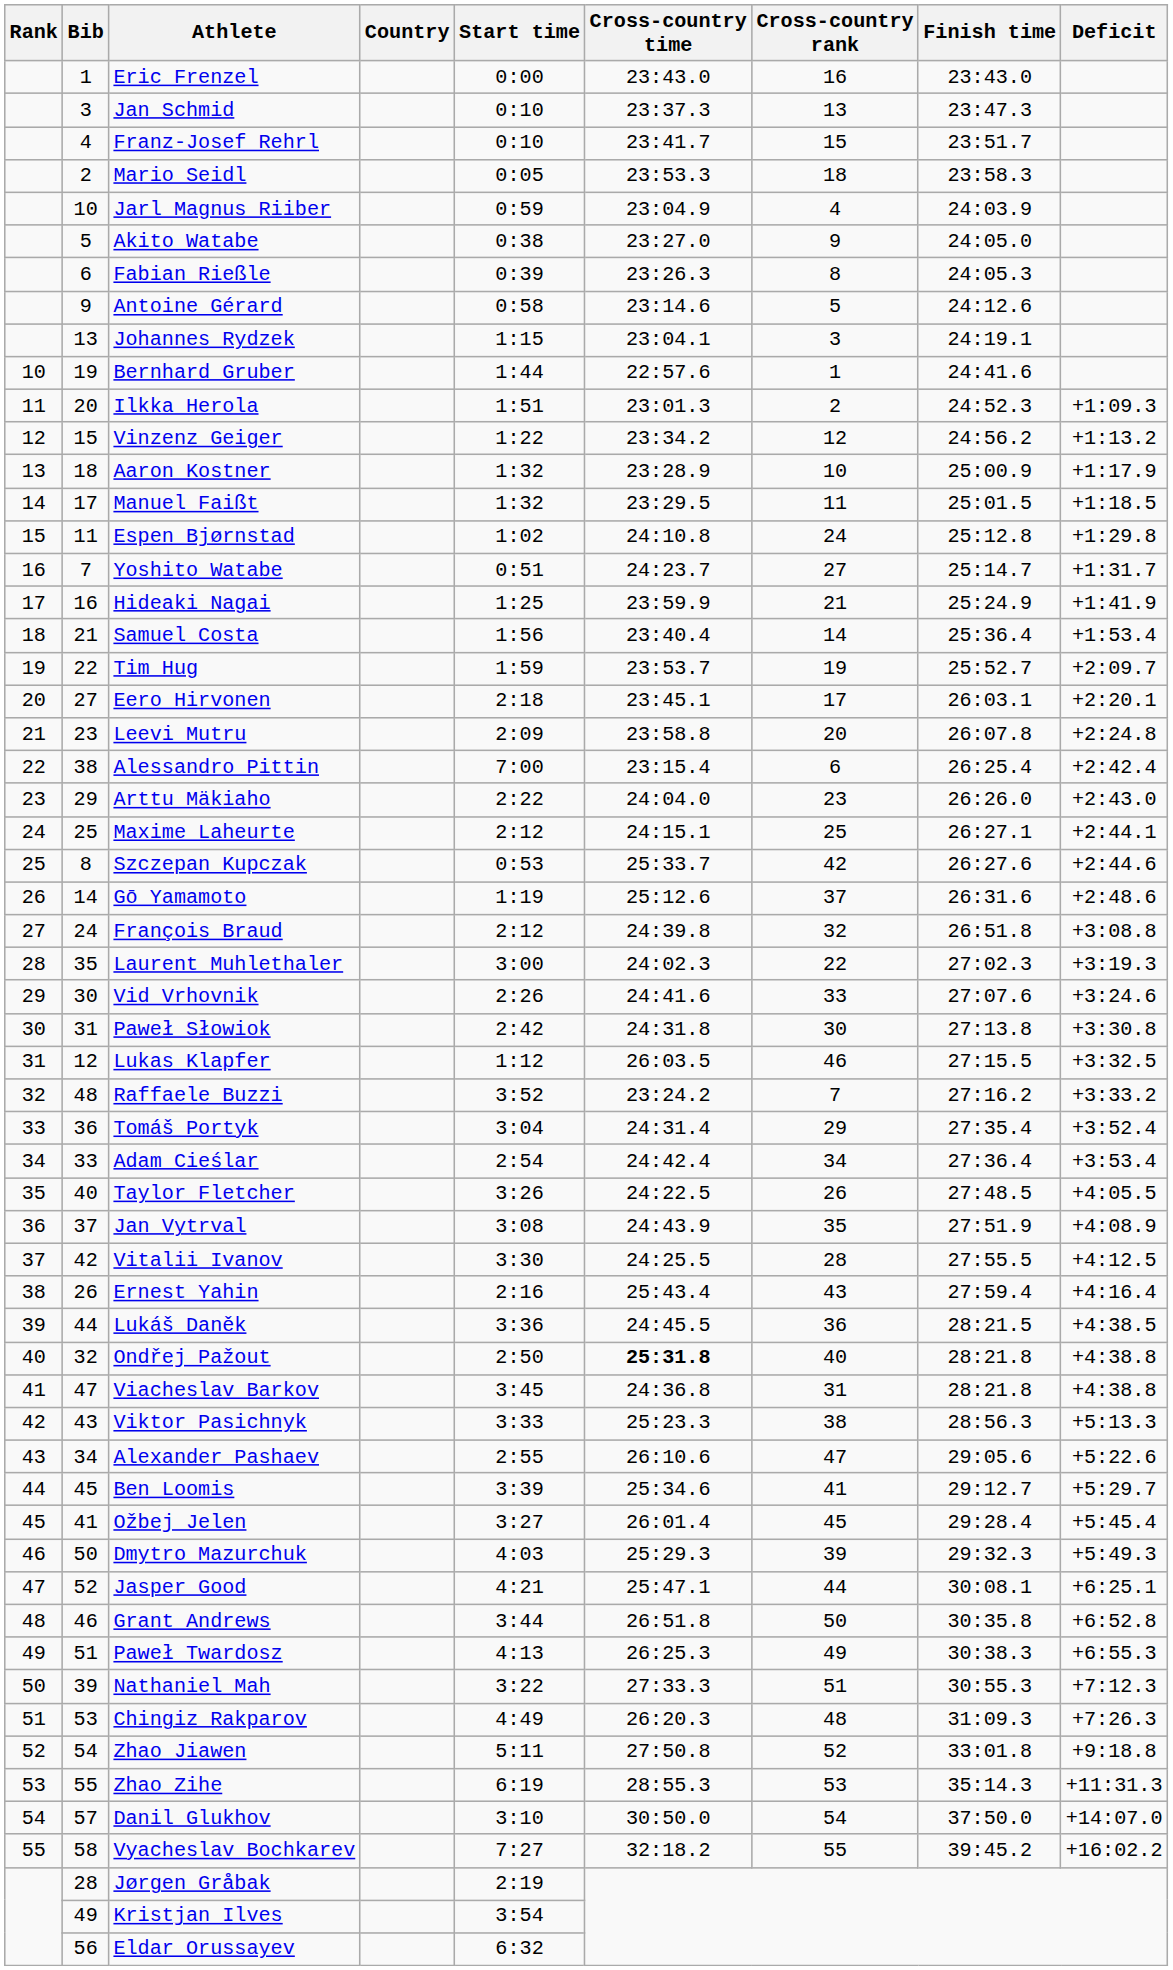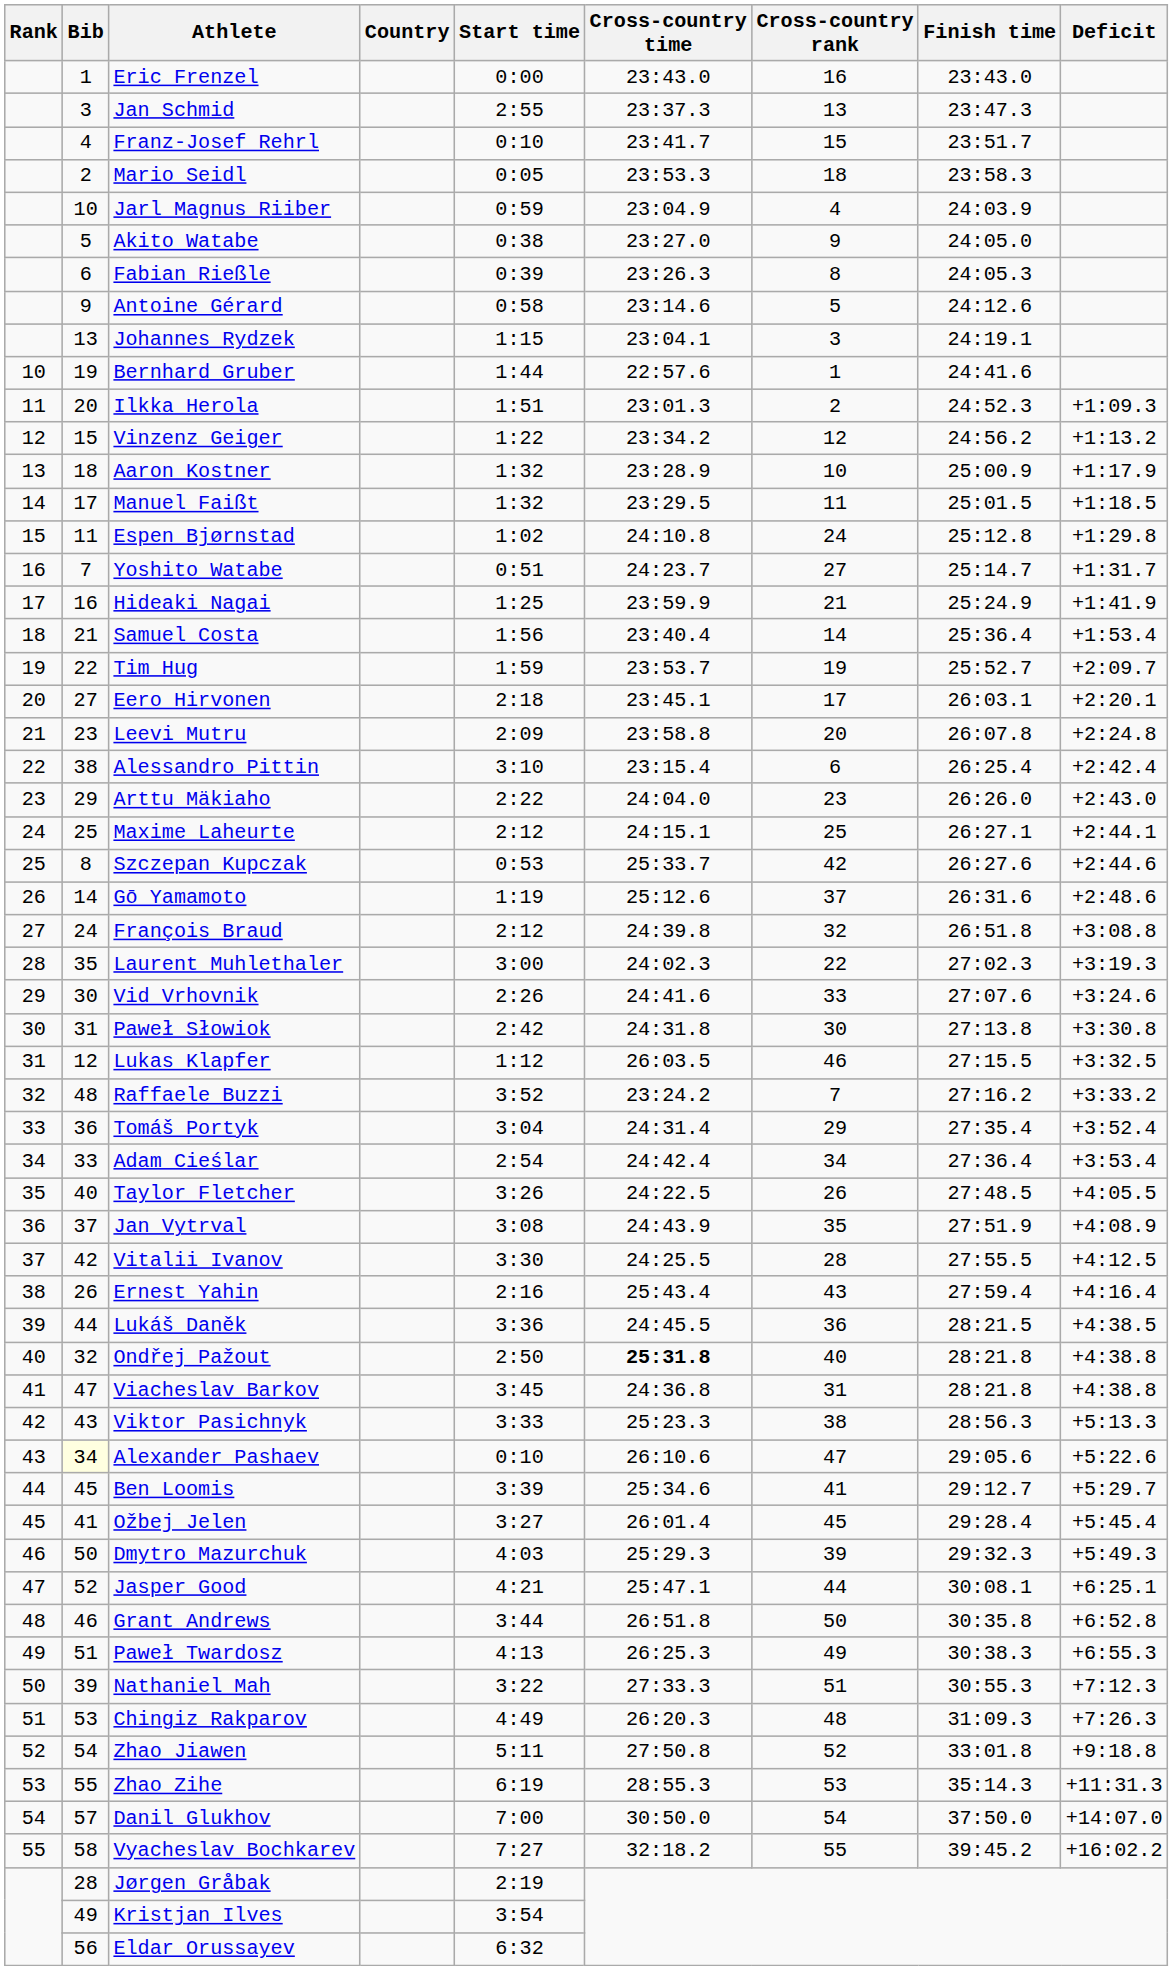(520, 110) 0:10 -> (520, 110) 2:55
(520, 767) 7:00 -> (520, 767) 3:10
(86, 1457) no background -> (86, 1457) lightyellow background
(520, 1457) 2:55 -> (520, 1457) 0:10
(520, 1818) 3:10 -> (520, 1818) 7:00
